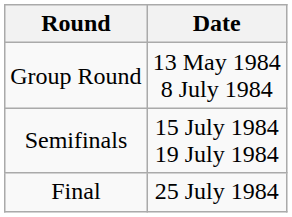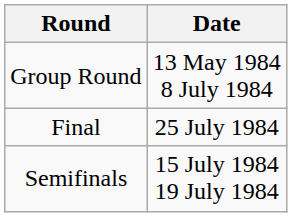rows swapped: (76, 140) <-> (76, 191)
